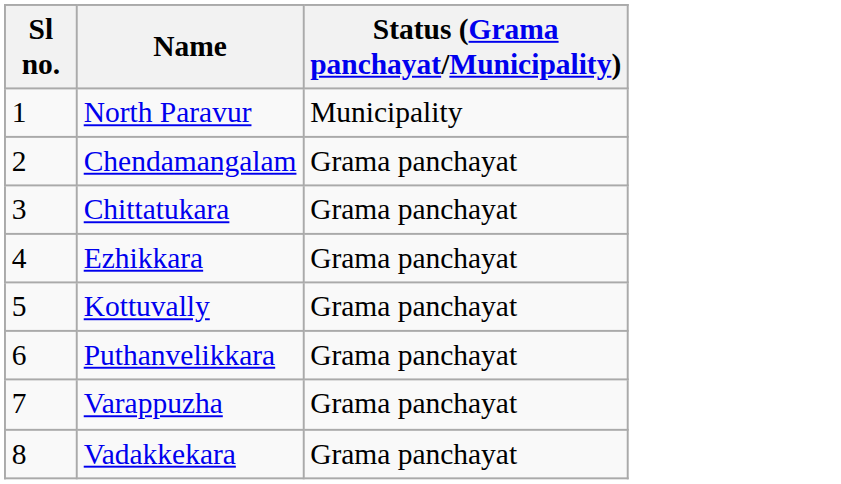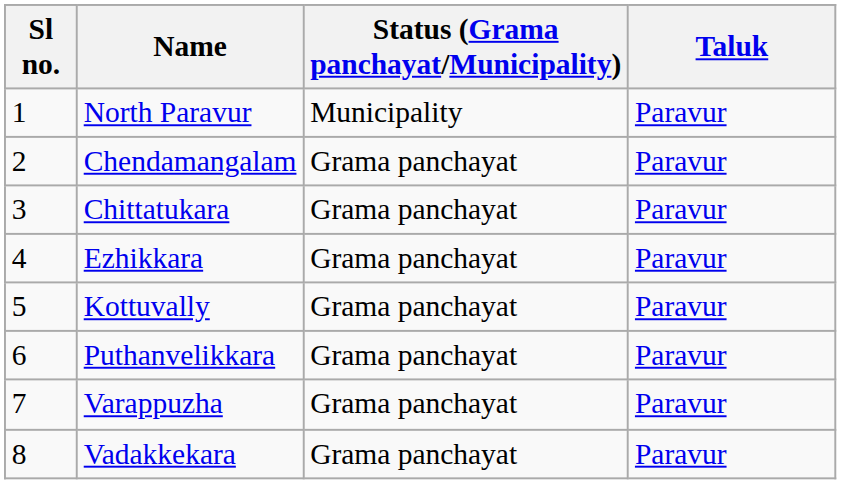+ column: (732, 46)
